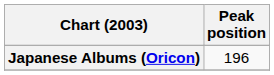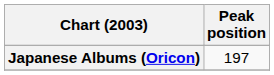(237, 57) 196 -> (237, 57) 197
